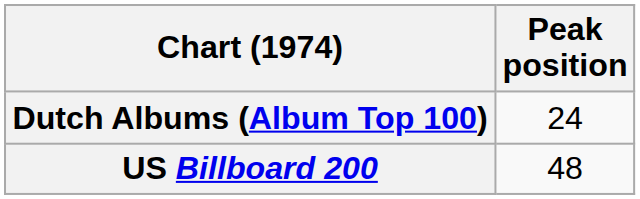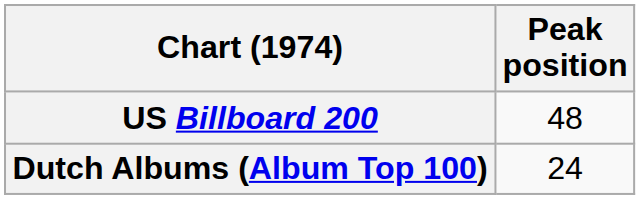rows swapped: (250, 117) <-> (250, 168)
